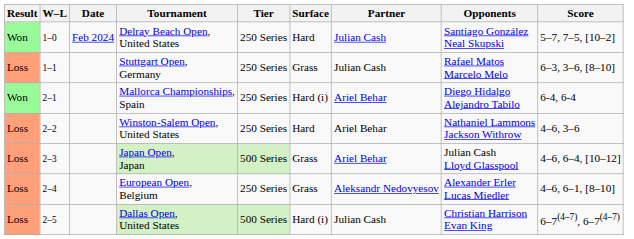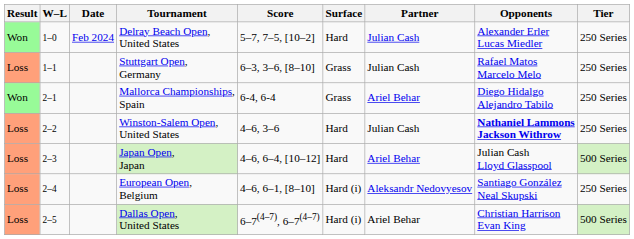columns swapped: (264, 13) <-> (580, 13)
(486, 37) Santiago González Neal Skupski -> (513, 37) Alexander Erler Lucas Miedler
(310, 98) Hard (i) -> (338, 98) Grass
(360, 128) Ariel Behar -> (393, 128) Julian Cash
(490, 128) normal -> (526, 128) bold
(305, 158) Grass -> (337, 158) Hard
(305, 189) Grass -> (343, 189) Hard (i)
(480, 189) Alexander Erler Lucas Miedler -> (519, 189) Santiago González Neal Skupski
(360, 219) Julian Cash -> (394, 219) Ariel Behar
